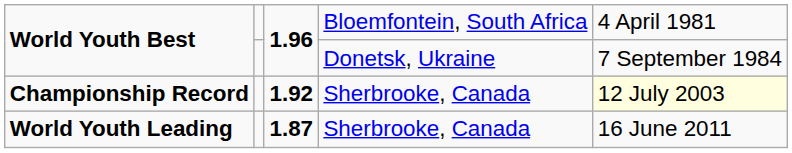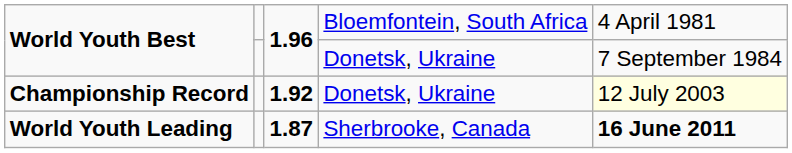(427, 93) Sherbrooke, Canada -> (409, 93) Donetsk, Ukraine
(665, 128) normal -> (667, 128) bold
